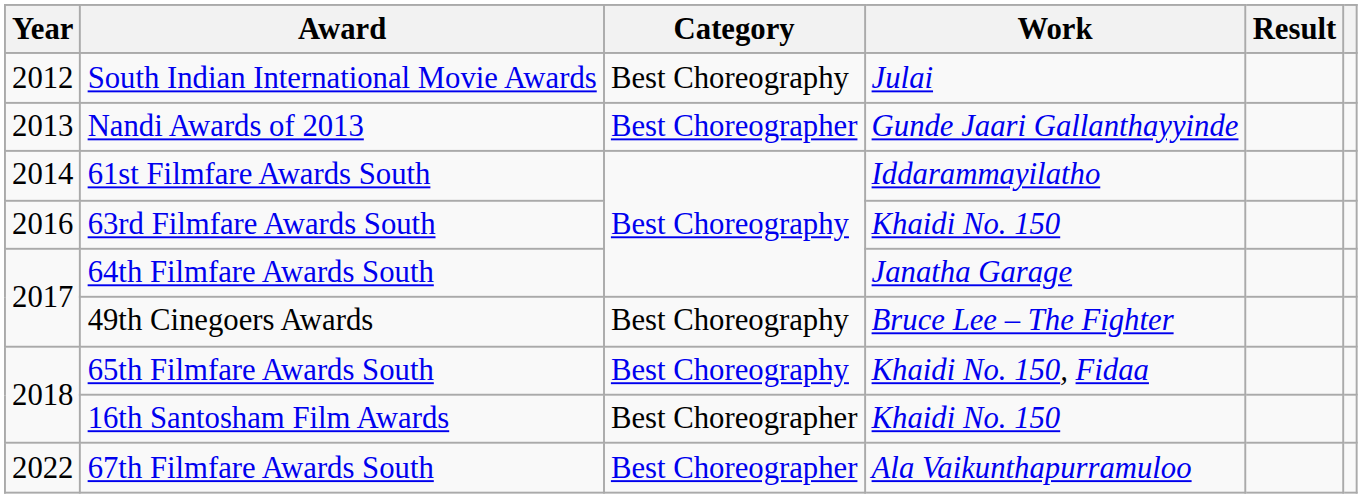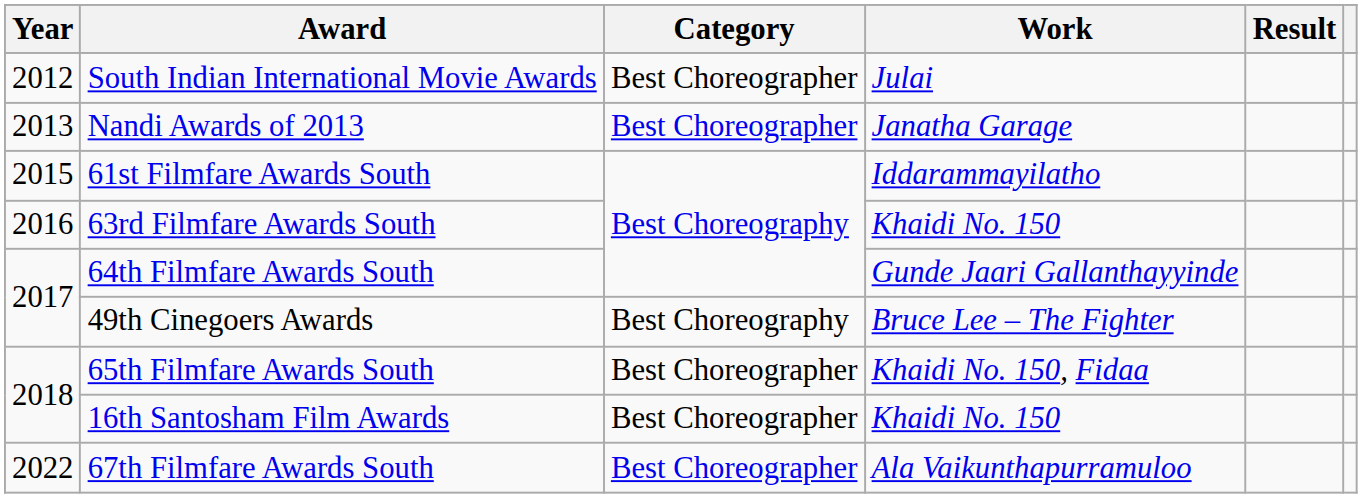(730, 77) Best Choreography -> (734, 77) Best Choreographer
(1055, 126) Gunde Jaari Gallanthayyinde -> (972, 126) Janatha Garage
(43, 175) 2014 -> (43, 175) 2015
(972, 272) Janatha Garage -> (1055, 272) Gunde Jaari Gallanthayyinde
(730, 369) Best Choreography -> (734, 369) Best Choreographer
